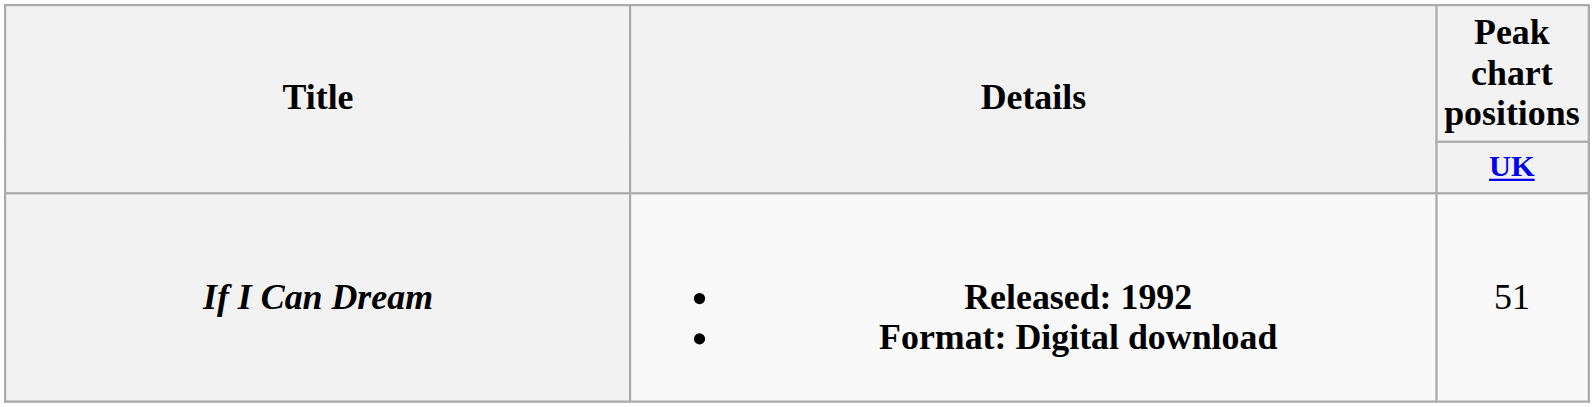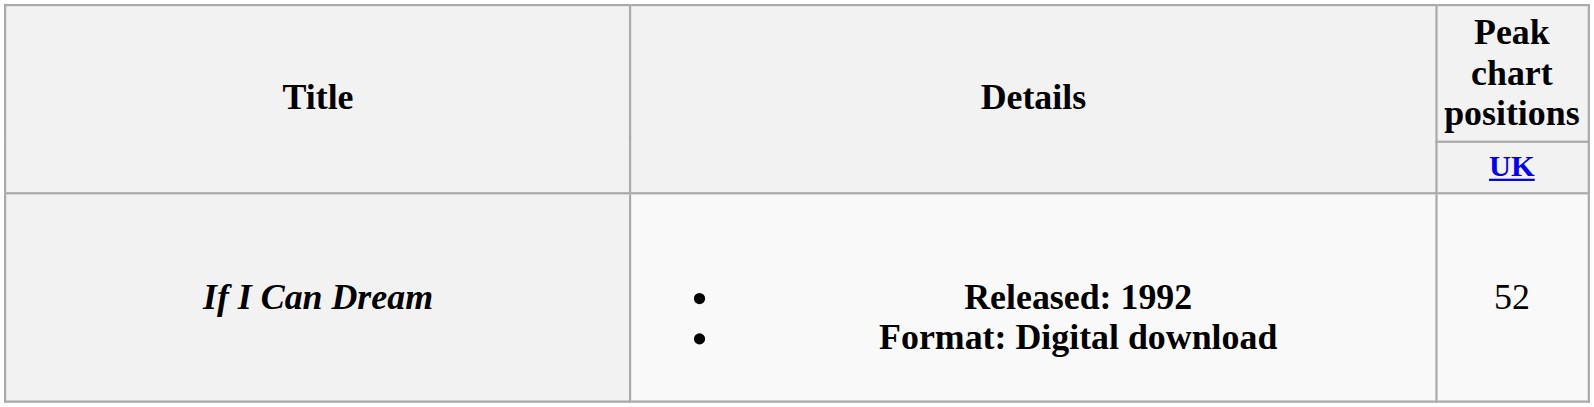(1512, 296) 51 -> (1512, 296) 52
